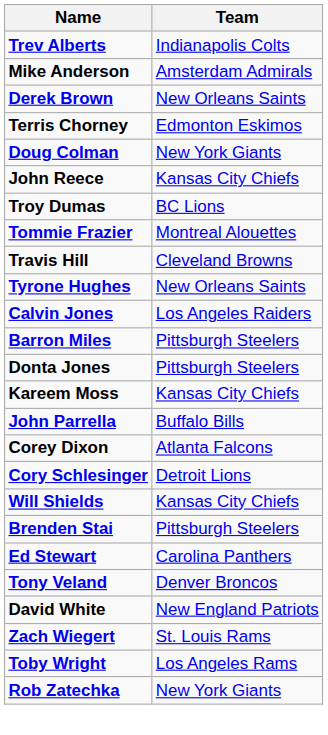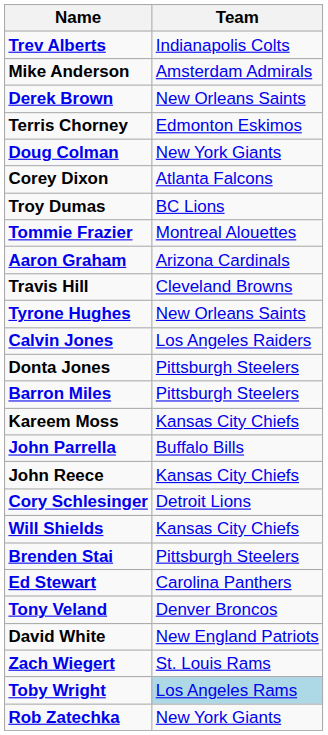rows swapped: (58, 448) <-> (56, 179)
+ row: (67, 260)
rows swapped: (59, 367) <-> (60, 340)
(226, 663) no background -> (226, 690) lightblue background
